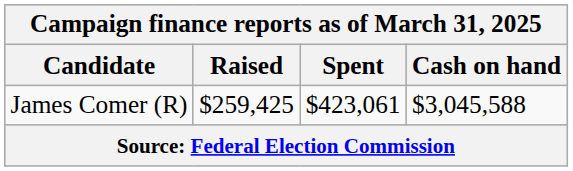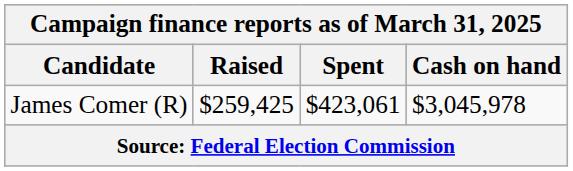(469, 104) $3,045,588 -> (469, 104) $3,045,978
